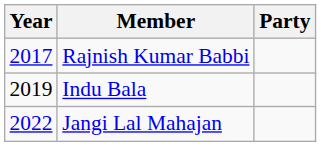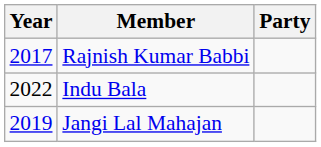(31, 89) 2019 -> (31, 89) 2022
(31, 123) 2022 -> (31, 123) 2019
